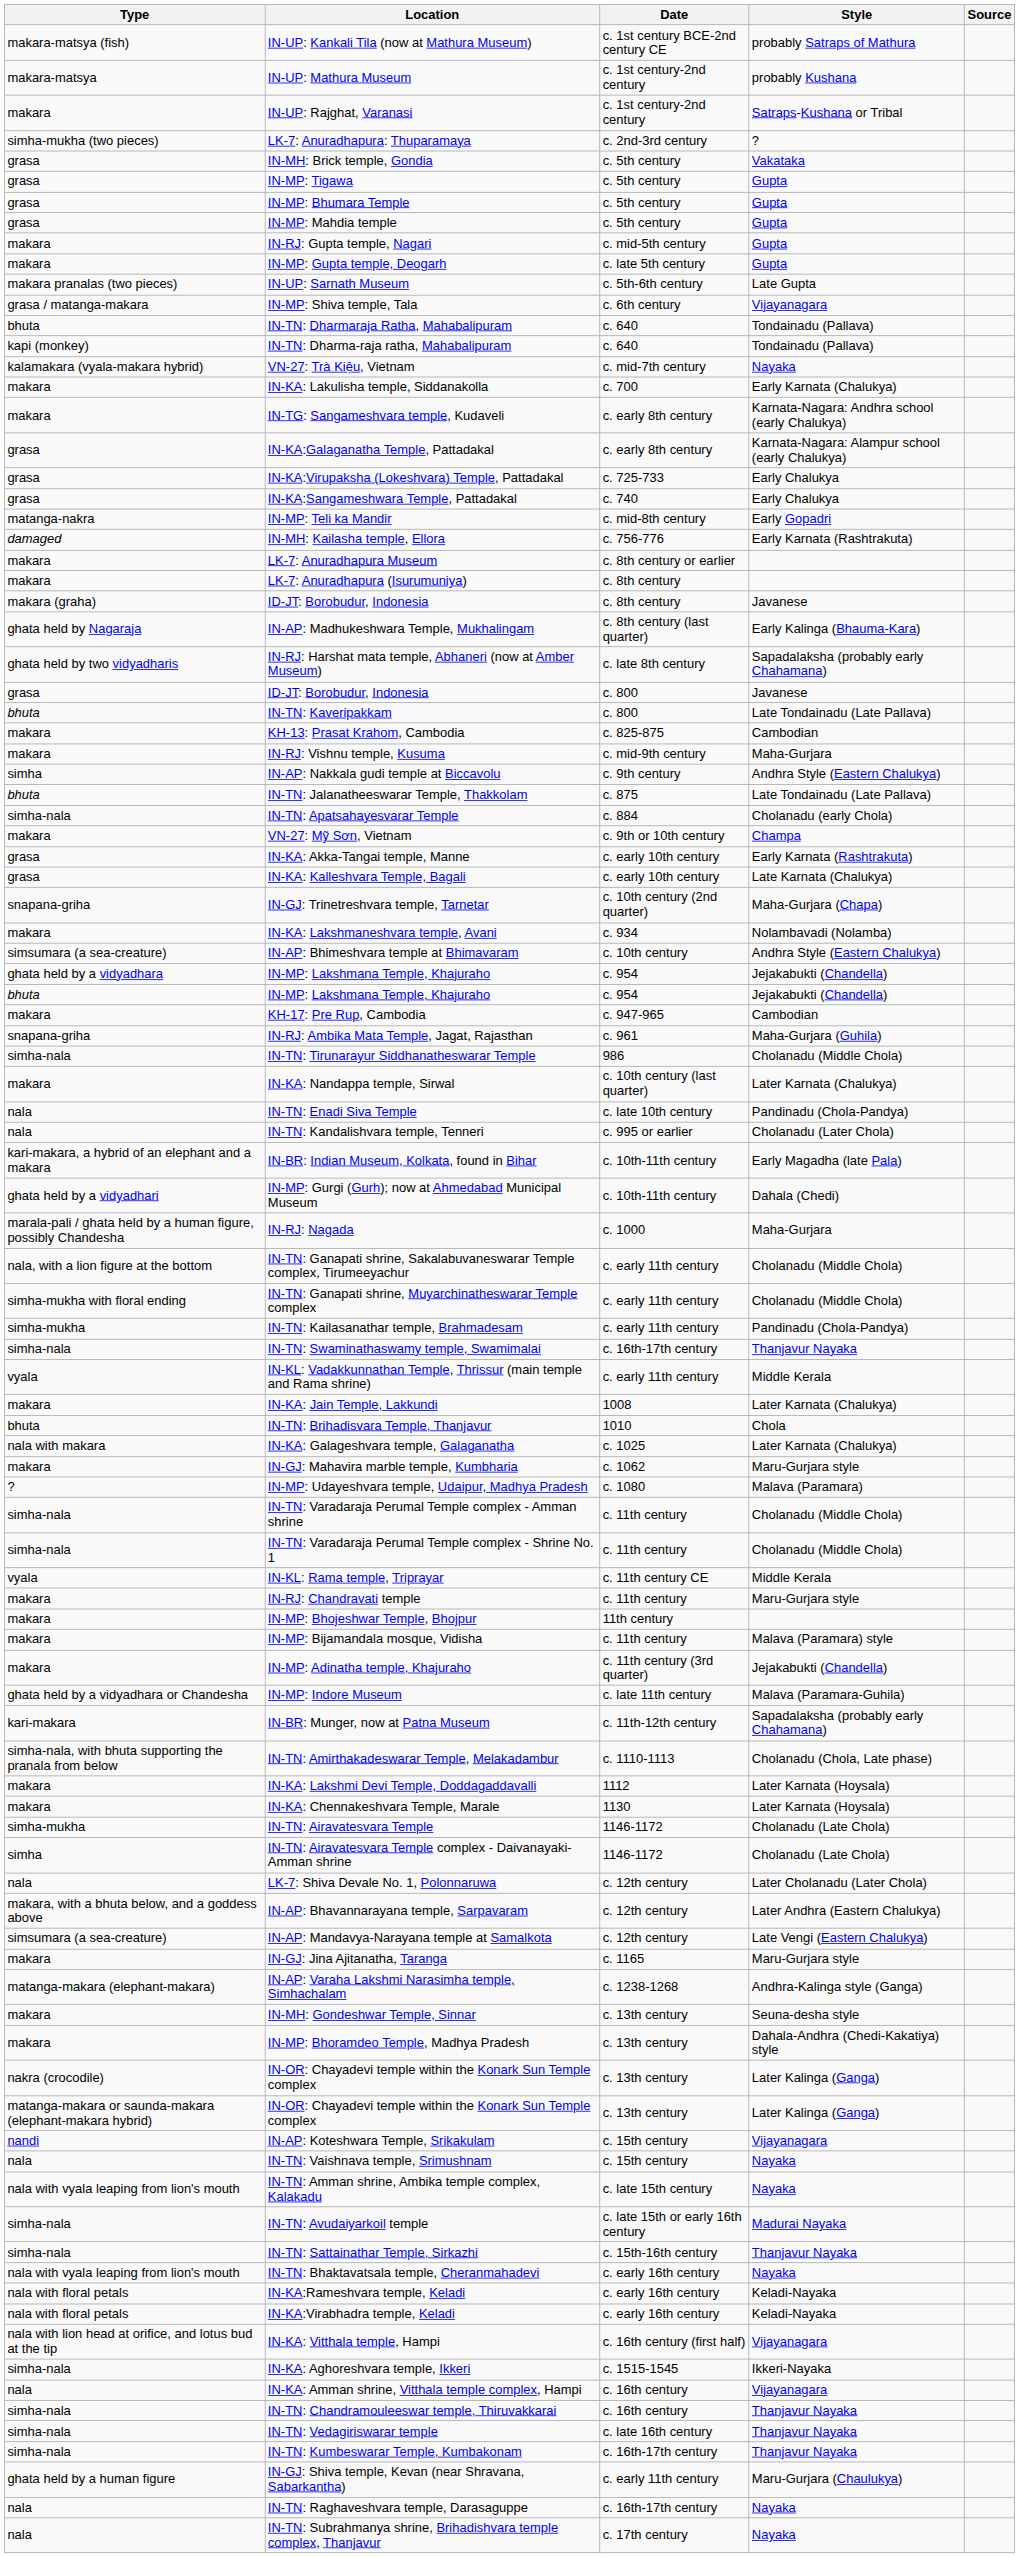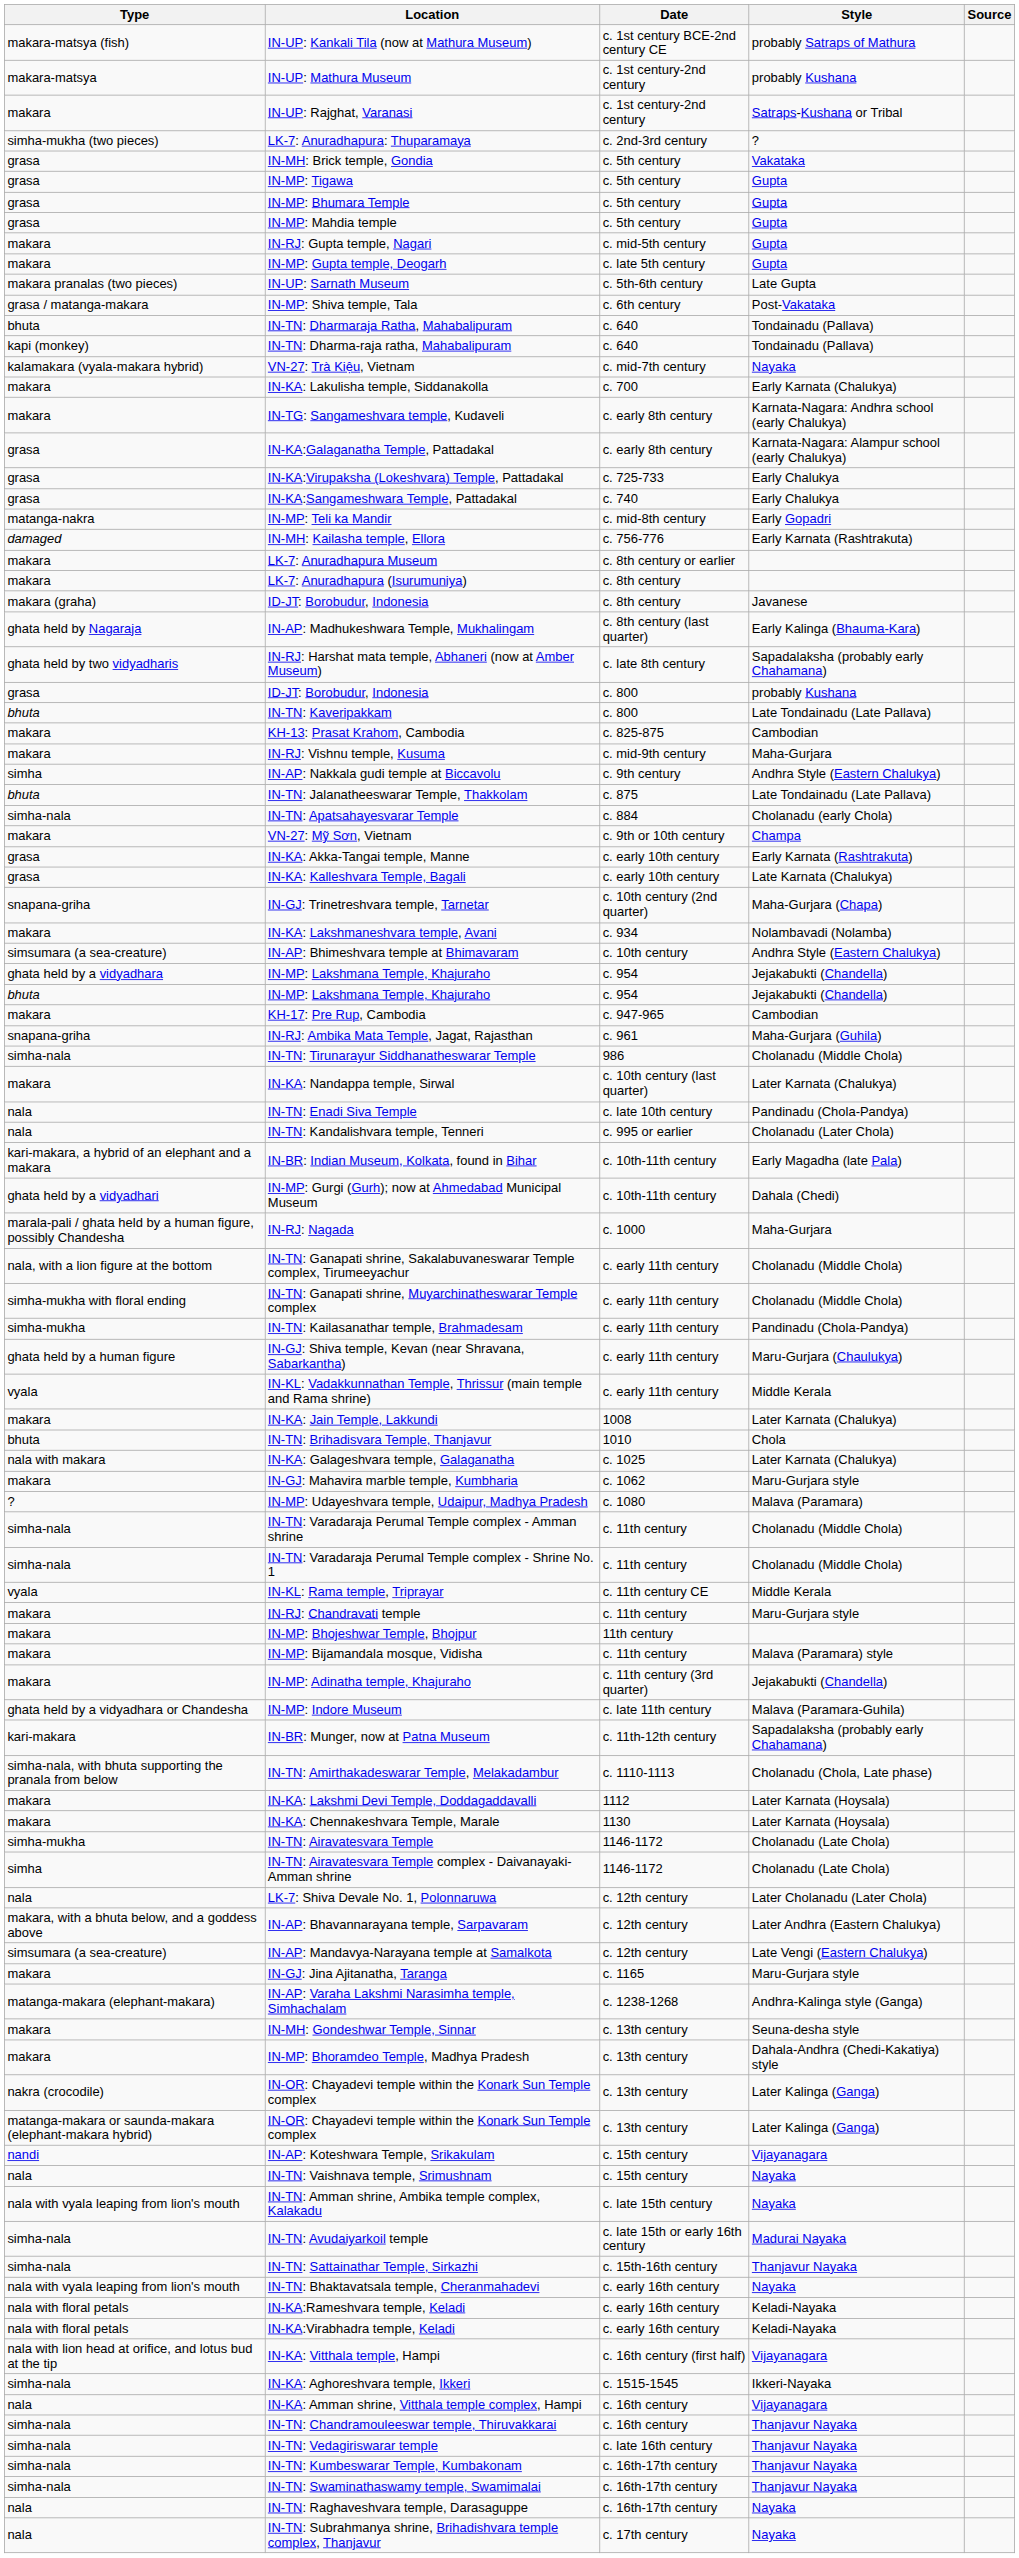(790, 305) Vijayanagara -> (794, 305) Post-Vakataka
(780, 692) Javanese -> (804, 692) probably Kushana
rows swapped: (91, 2479) <-> (39, 1349)
